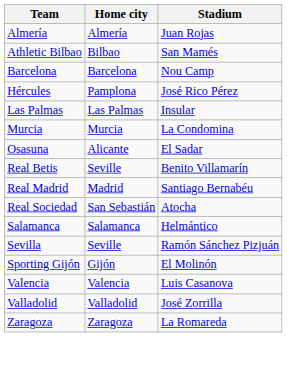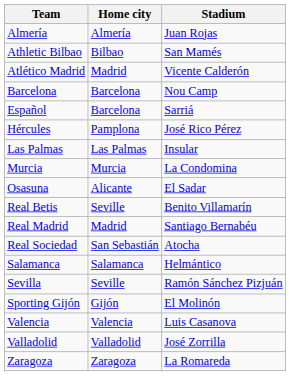+ row: (46, 71)
+ row: (27, 110)
